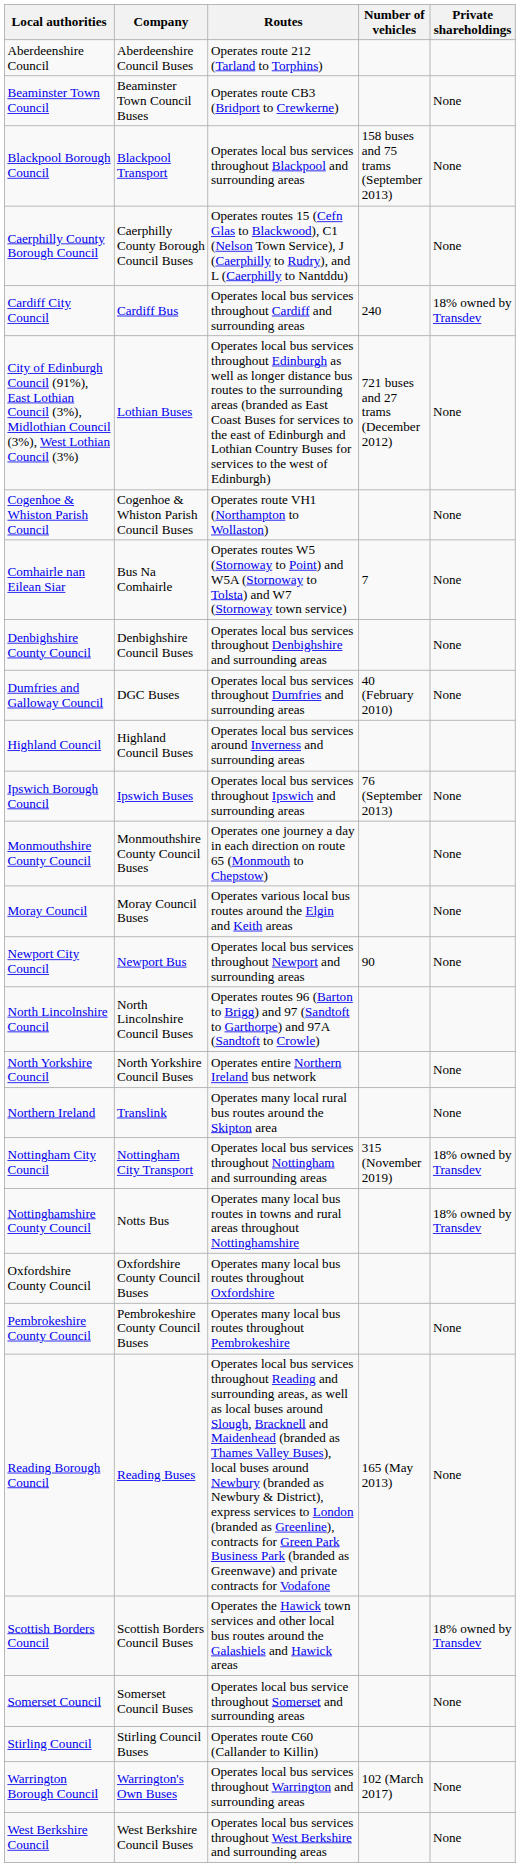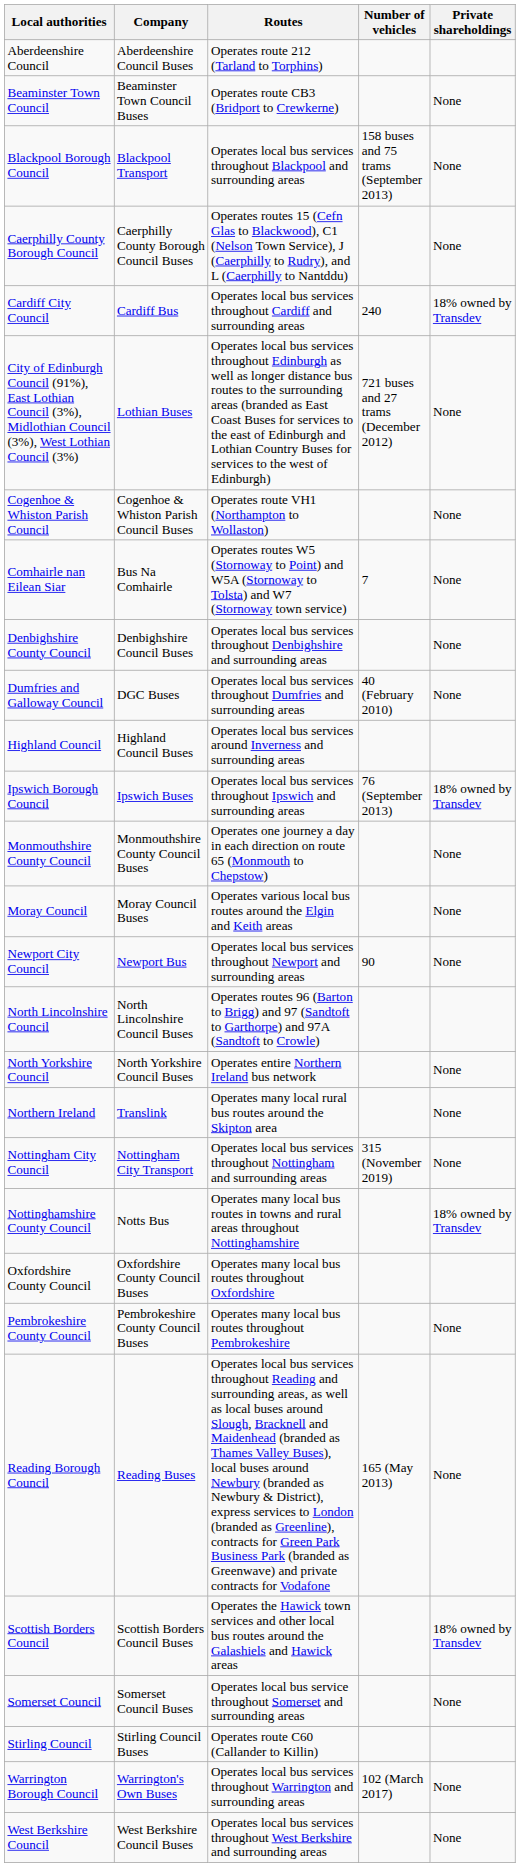(447, 795) None -> (472, 795) 18% owned by Transdev
(472, 1163) 18% owned by Transdev -> (447, 1163) None
